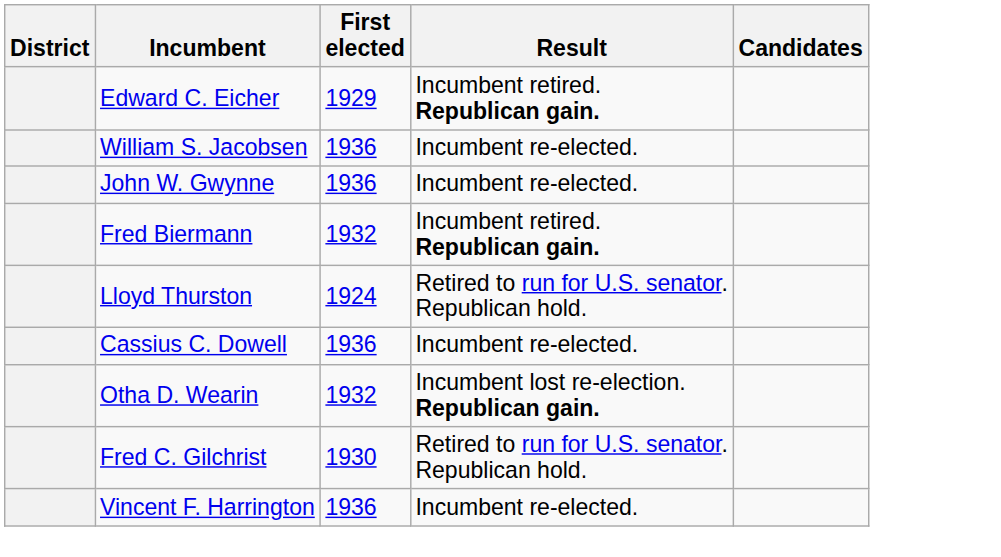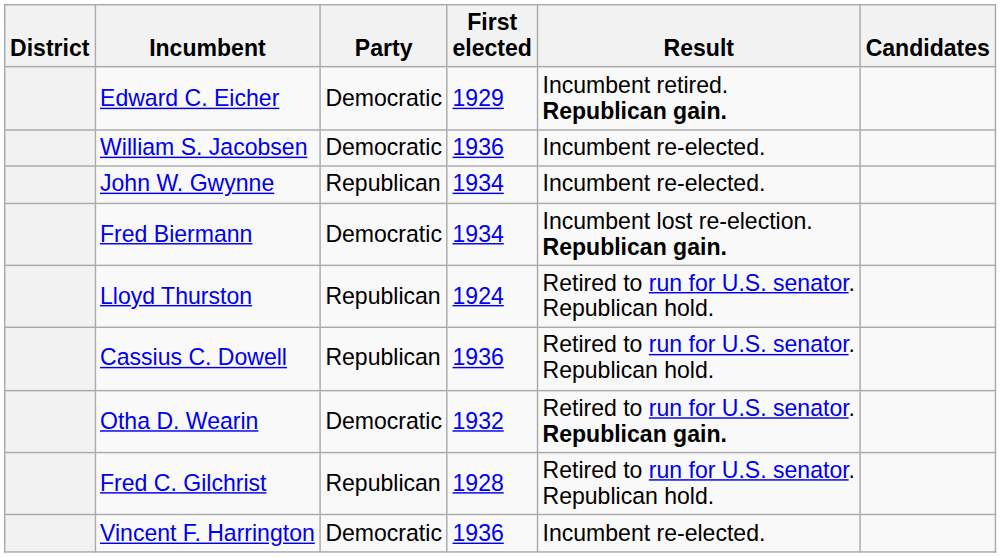+ column: (384, 48)
(351, 184) 1936 -> (478, 184) 1934
(351, 233) 1932 -> (478, 233) 1934
(508, 233) Incumbent retired. Republican gain. -> (678, 233) Incumbent lost re-election. Republican gain.
(527, 345) Incumbent re-elected. -> (699, 358) Retired to run for U.S. senator. Republican hold.
(551, 395) Incumbent lost re-election. Republican gain. -> (699, 421) Retired to run for U.S. senator. Republican gain.
(351, 457) 1930 -> (478, 483) 1928
